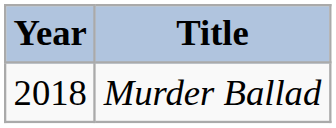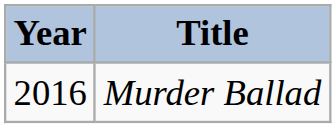(50, 91) 2018 -> (50, 91) 2016
